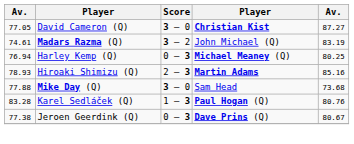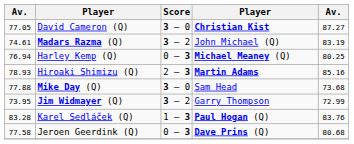+ row: (80, 101)
(334, 102) 80.76 -> (334, 116) 83.76
(20, 116) 77.38 -> (20, 131) 77.58
(334, 116) 80.67 -> (334, 131) 80.68
